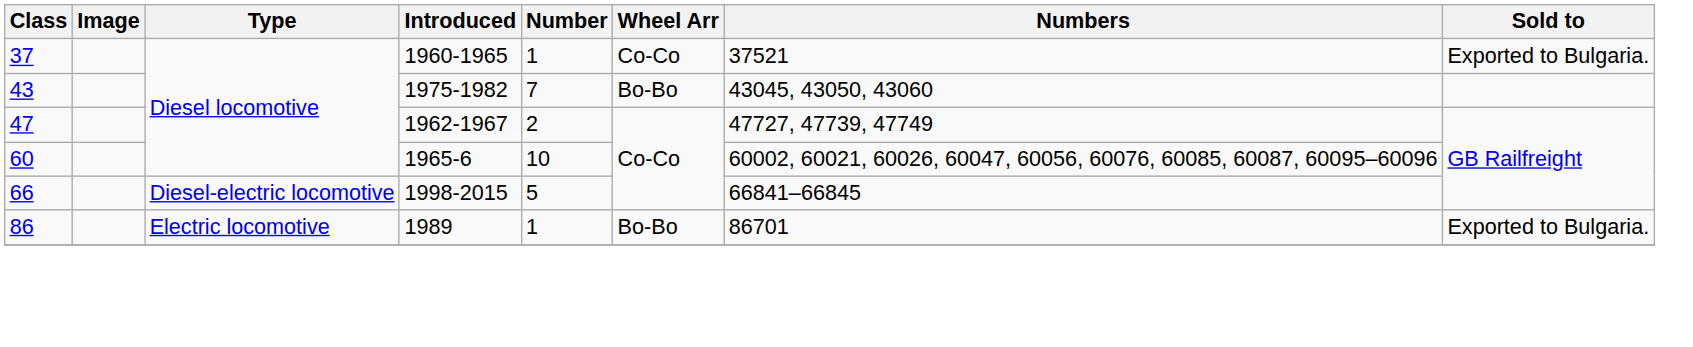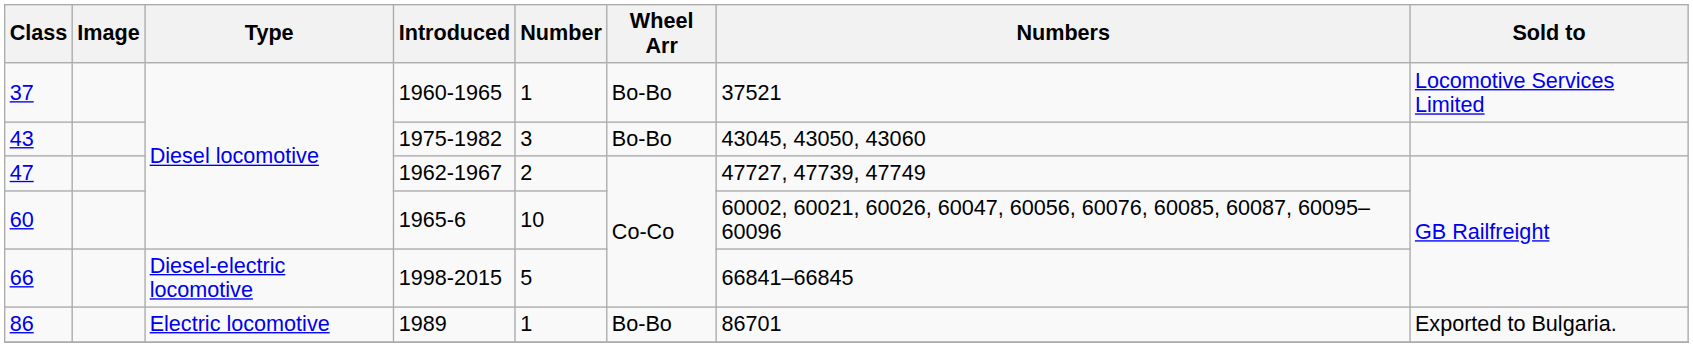(649, 55) Co-Co -> (642, 92) Bo-Bo
(1548, 55) Exported to Bulgaria. -> (1515, 92) Locomotive Services Limited
(532, 90) 7 -> (526, 138) 3
